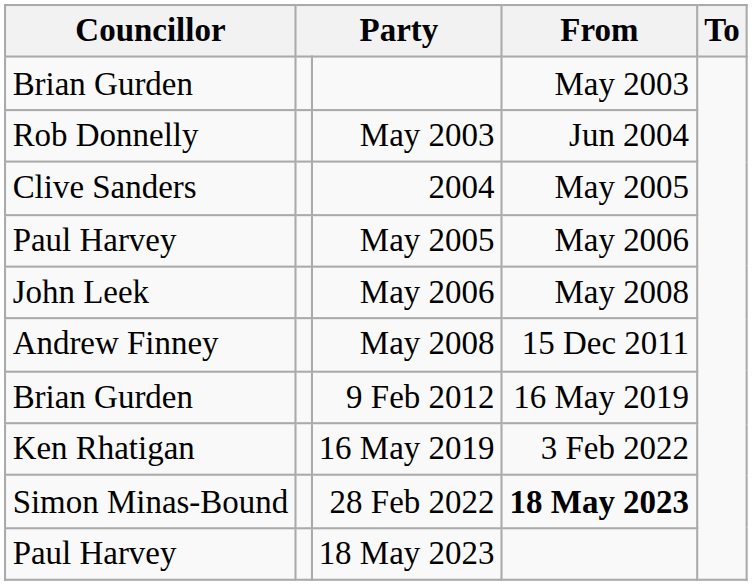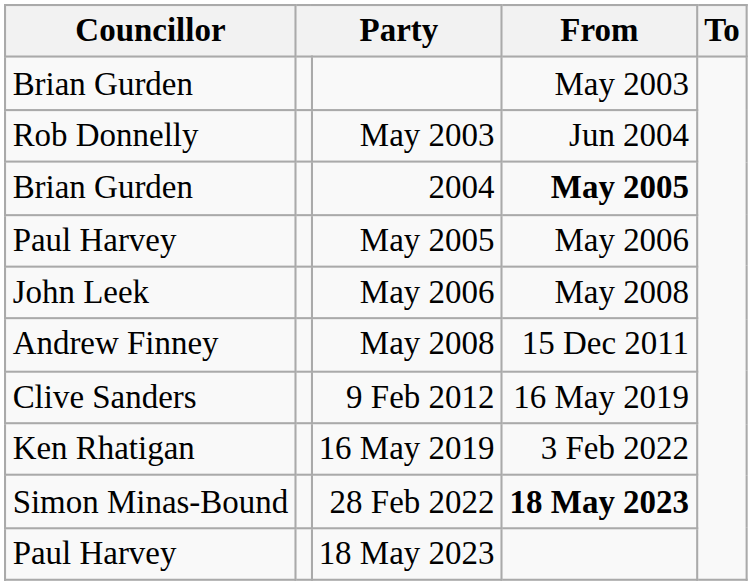(105, 187) Clive Sanders -> (103, 187) Brian Gurden
(622, 187) normal -> (620, 187) bold
(103, 396) Brian Gurden -> (105, 396) Clive Sanders
